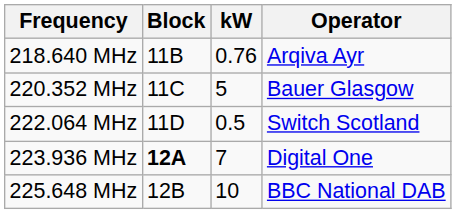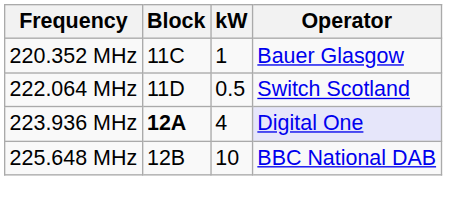- row: (73, 55)
(221, 89) 5 -> (221, 55) 1
(221, 157) 7 -> (221, 123) 4
(320, 157) no background -> (310, 123) lavender background
